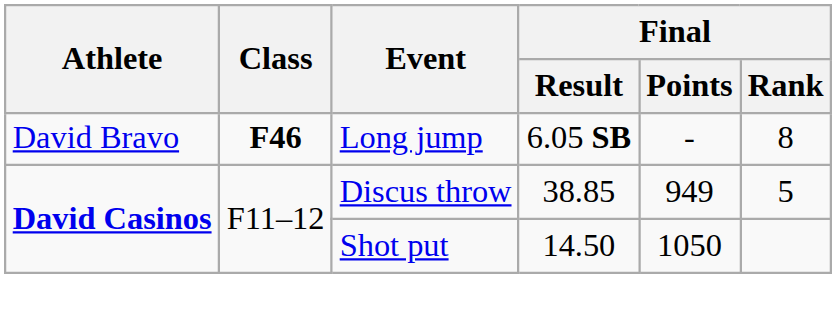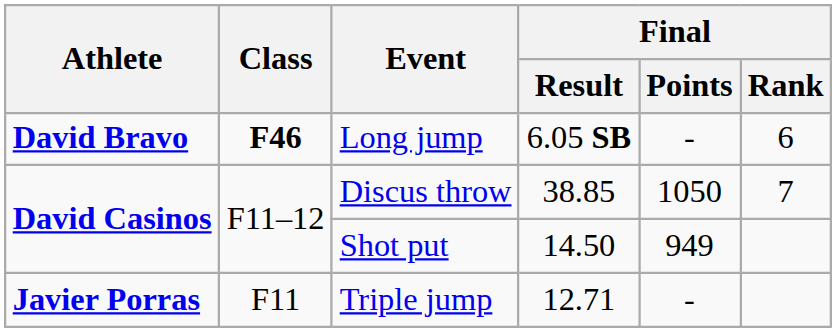(96, 138) normal -> (100, 138) bold
(786, 138) 8 -> (786, 138) 6
(689, 191) 949 -> (689, 191) 1050
(786, 191) 5 -> (786, 191) 7
(689, 245) 1050 -> (689, 245) 949
+ row: (416, 298)
